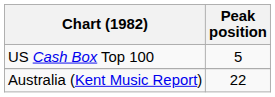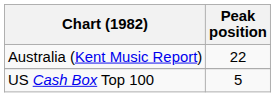rows swapped: (105, 80) <-> (81, 56)
